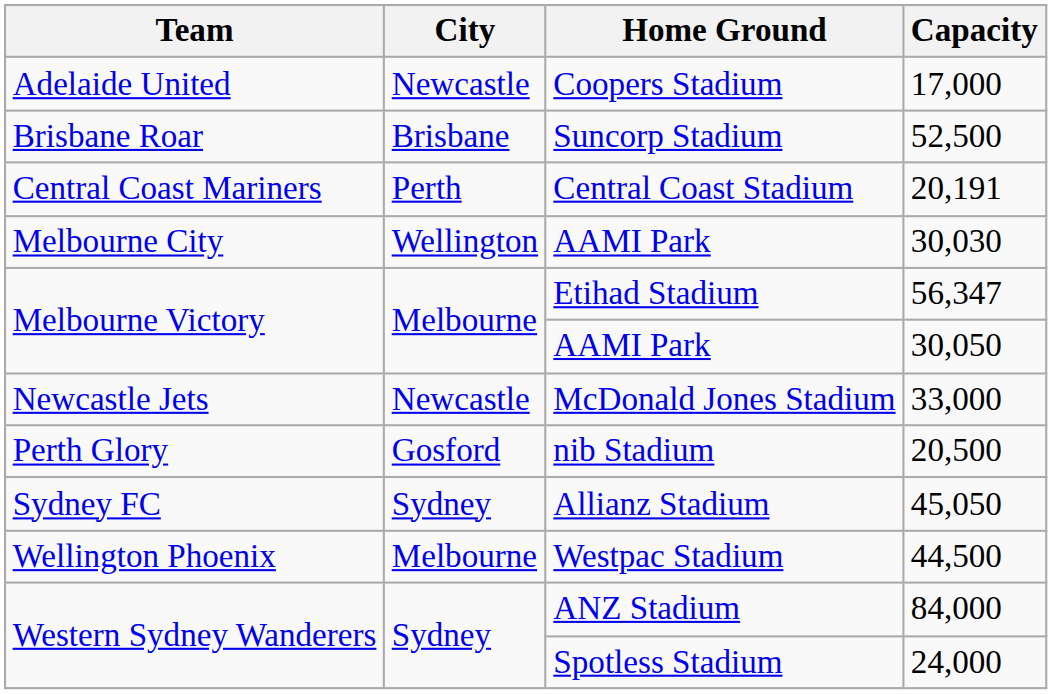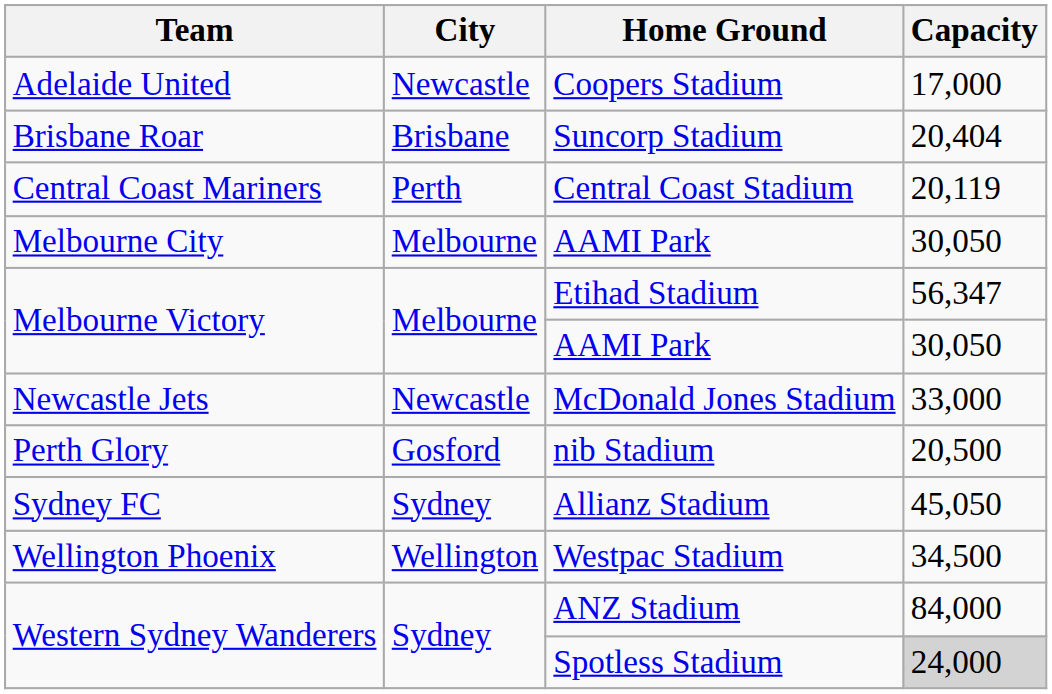(956, 135) 52,500 -> (956, 135) 20,404
(956, 188) 20,191 -> (956, 188) 20,119
(465, 240) Wellington -> (464, 240) Melbourne
(956, 240) 30,030 -> (956, 240) 30,050
(464, 556) Melbourne -> (465, 556) Wellington
(956, 556) 44,500 -> (956, 556) 34,500
(956, 661) no background -> (956, 661) lightgrey background
